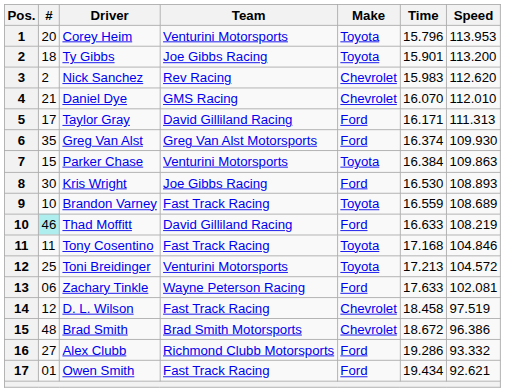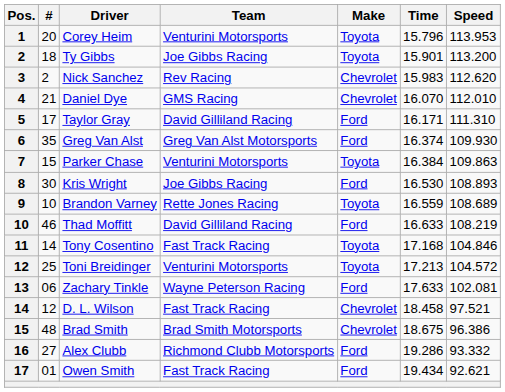(472, 120) 111.313 -> (472, 120) 111.310
(216, 203) Fast Track Racing -> (221, 203) Rette Jones Racing
(49, 224) paleturquoise background -> (49, 224) no background
(48, 245) 11 -> (49, 245) 14
(470, 308) 97.519 -> (470, 308) 97.521
(423, 329) 18.672 -> (423, 329) 18.675
